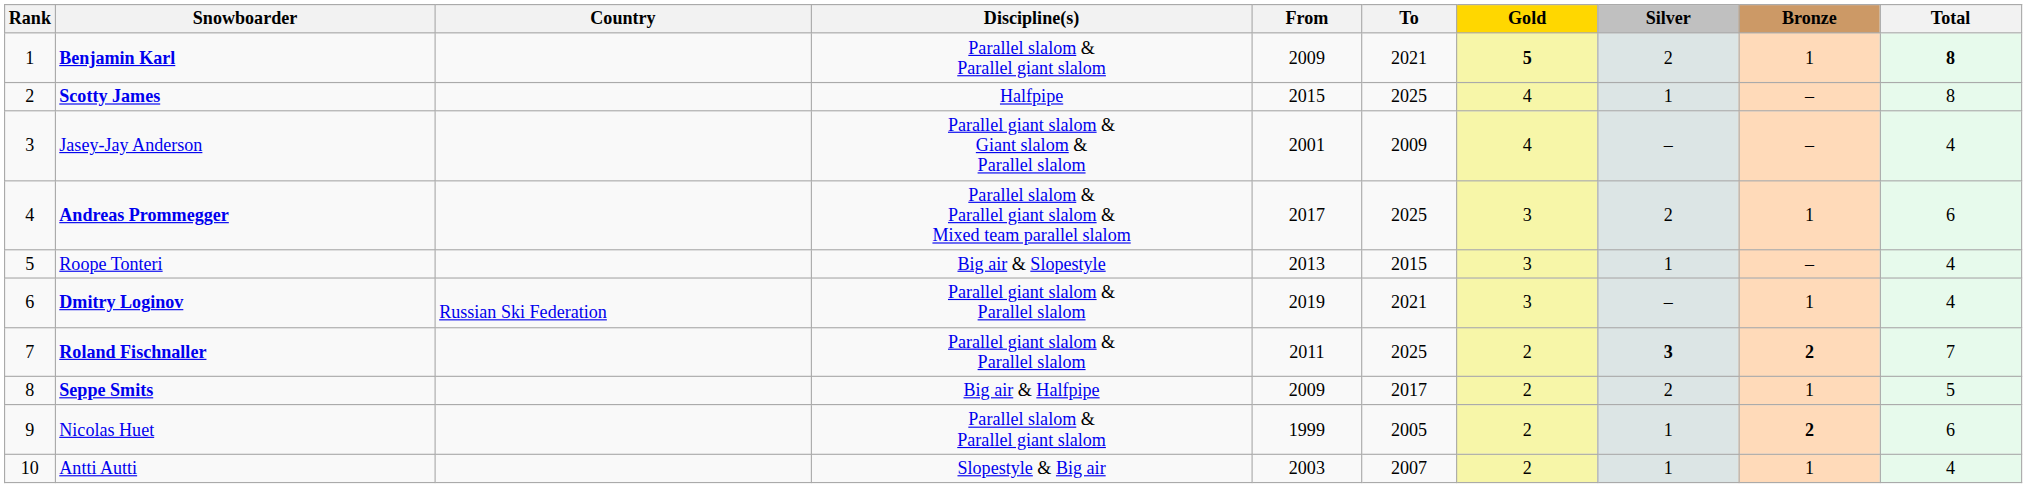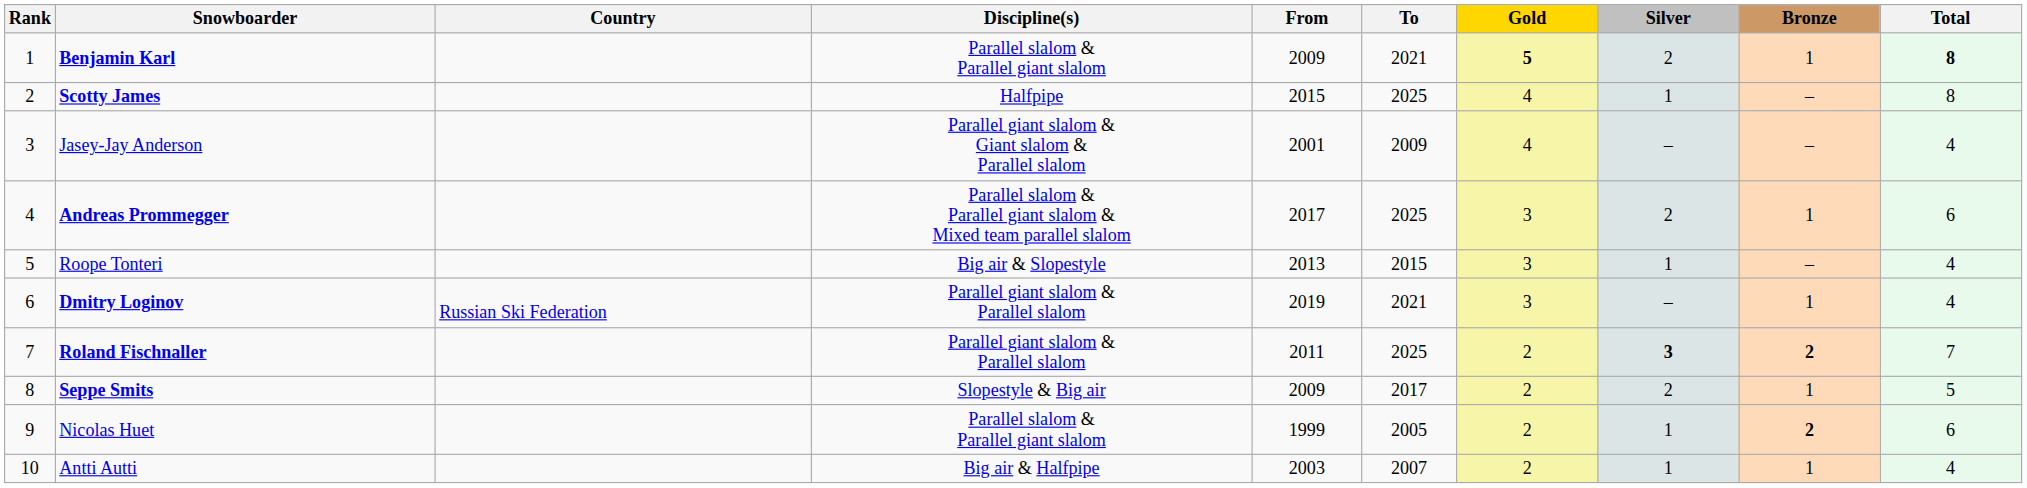(1032, 390) Big air & Halfpipe -> (1032, 390) Slopestyle & Big air
(1032, 468) Slopestyle & Big air -> (1032, 468) Big air & Halfpipe
